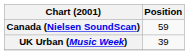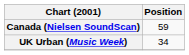(163, 42) 39 -> (163, 42) 34
